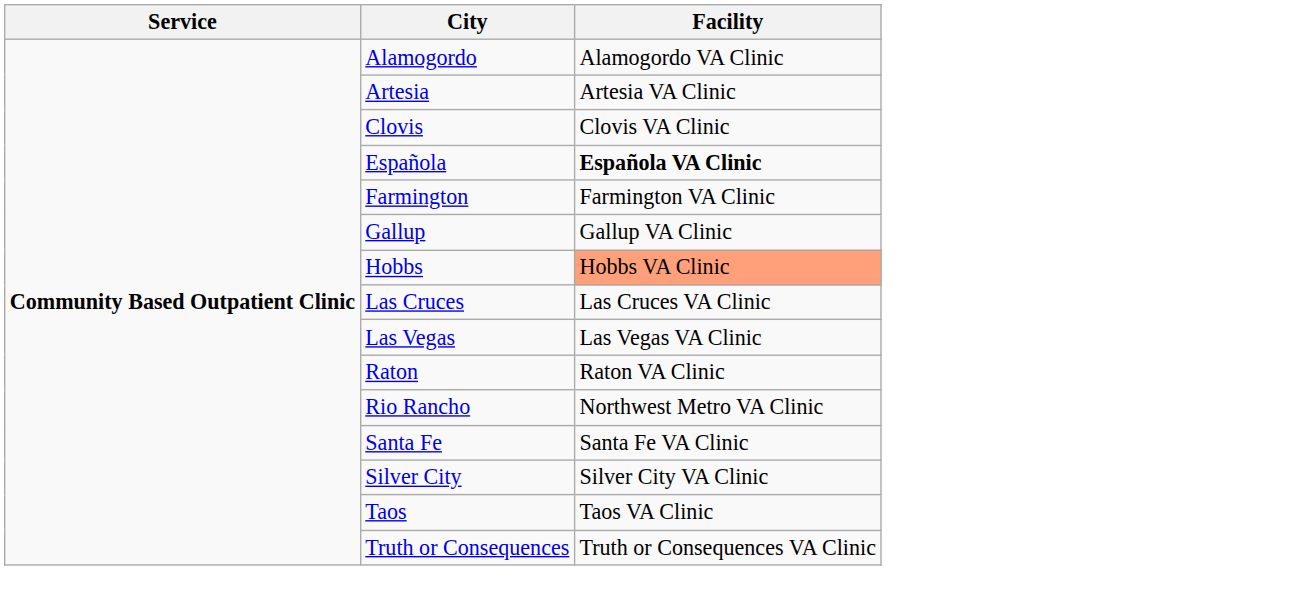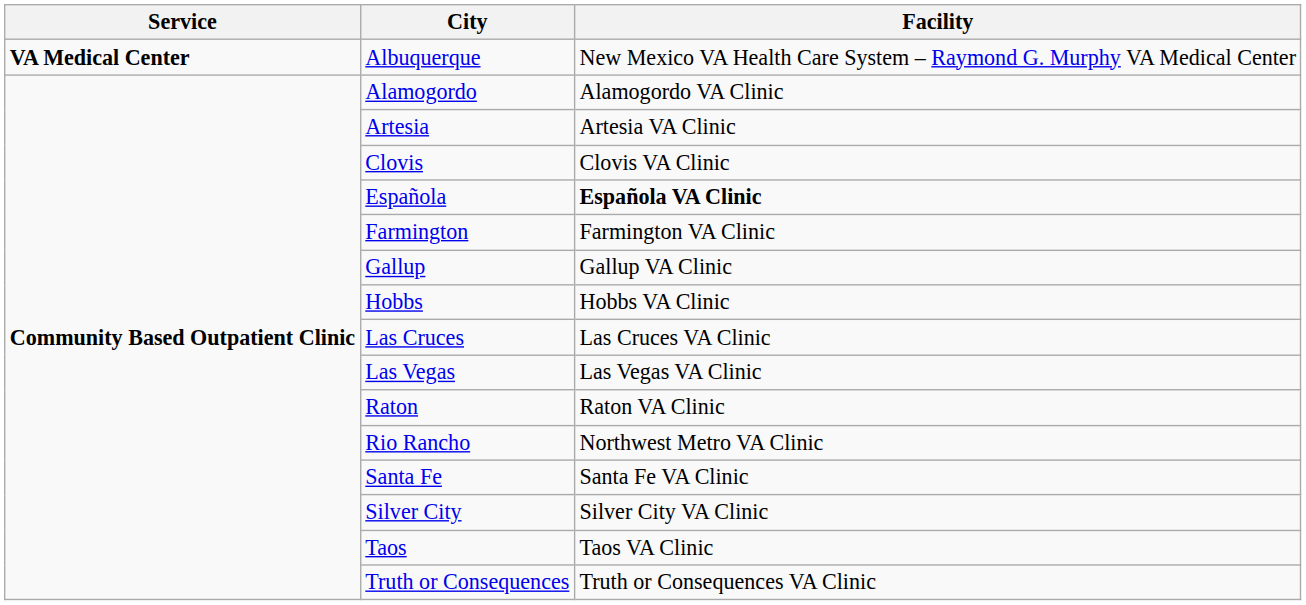+ row: (423, 57)
(655, 267) lightsalmon background -> (655, 302) no background
